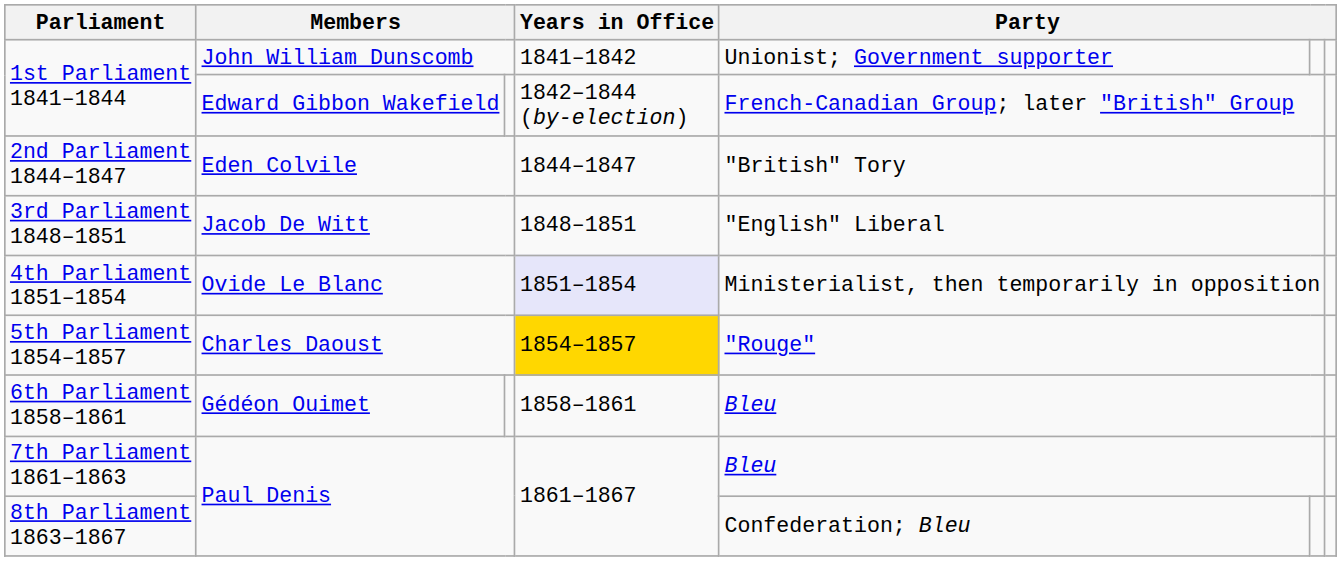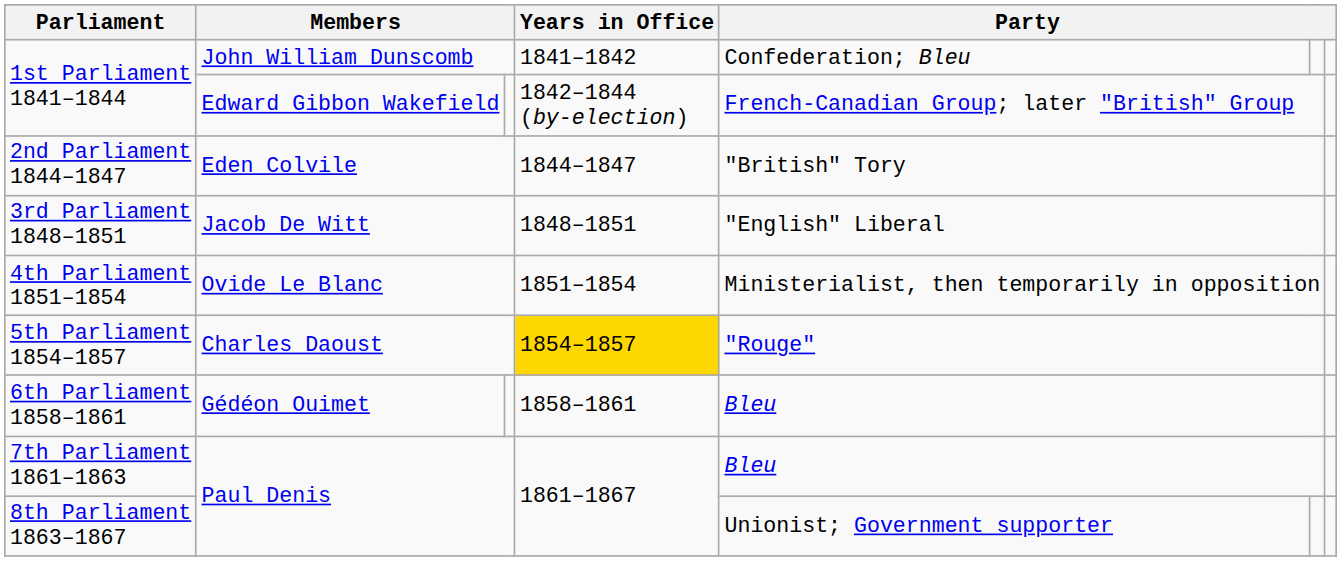(919, 58) Unionist; Government supporter -> (848, 58) Confederation; Bleu
(578, 285) lavender background -> (578, 285) no background
(848, 526) Confederation; Bleu -> (919, 526) Unionist; Government supporter
